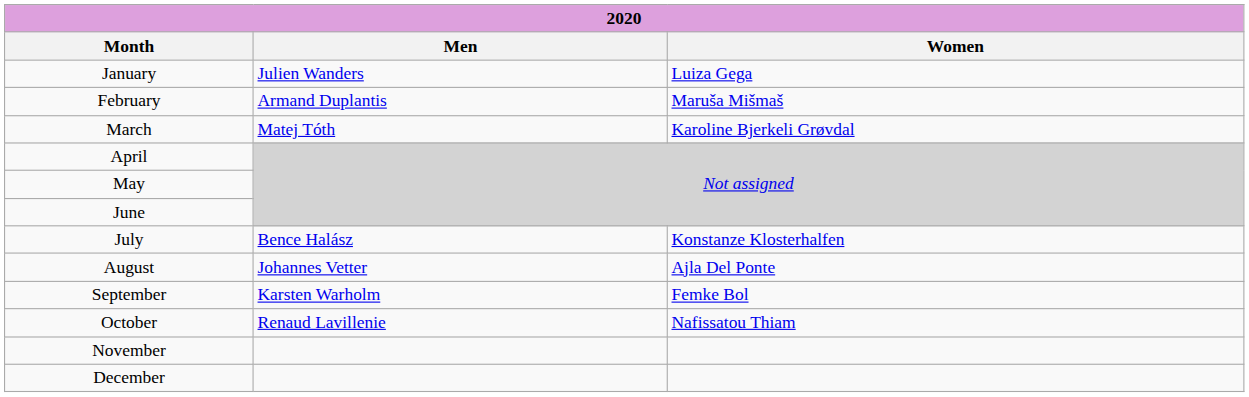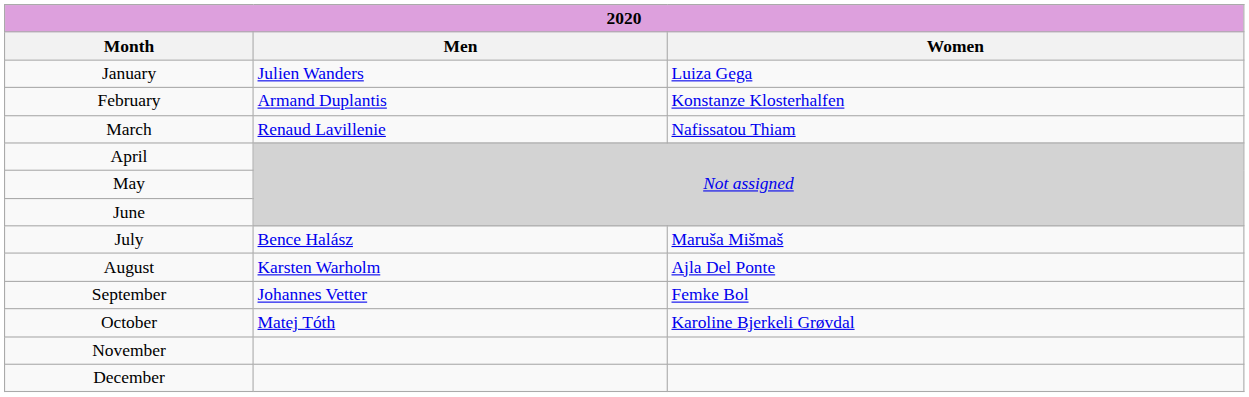(727, 101) Maruša Mišmaš -> (758, 101) Konstanze Klosterhalfen
(296, 128) Matej Tóth -> (322, 128) Renaud Lavillenie
(763, 128) Karoline Bjerkeli Grøvdal -> (734, 128) Nafissatou Thiam
(758, 239) Konstanze Klosterhalfen -> (727, 239) Maruša Mišmaš
(312, 267) Johannes Vetter -> (319, 267) Karsten Warholm
(319, 294) Karsten Warholm -> (312, 294) Johannes Vetter
(322, 322) Renaud Lavillenie -> (296, 322) Matej Tóth
(734, 322) Nafissatou Thiam -> (763, 322) Karoline Bjerkeli Grøvdal
